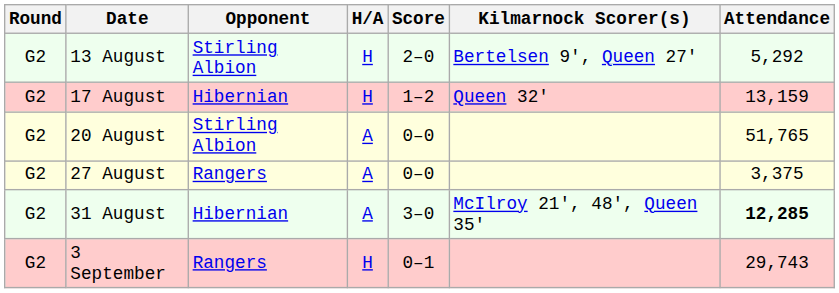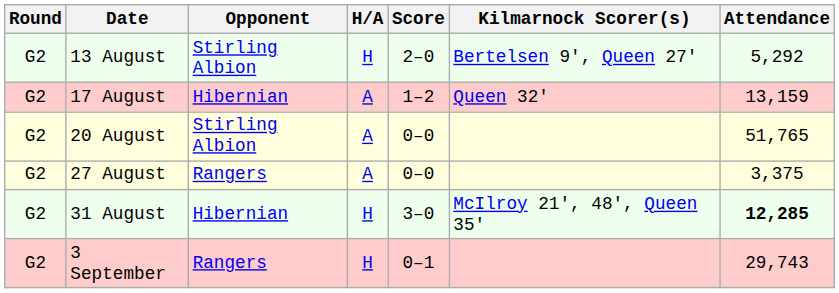(368, 97) H -> (368, 97) A
(368, 214) A -> (368, 214) H
